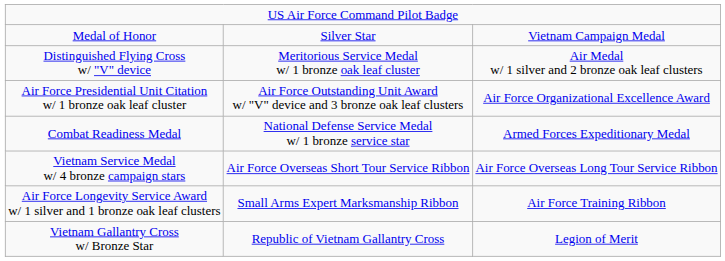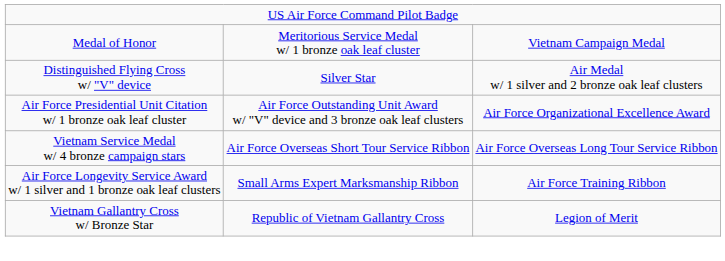(348, 35) Silver Star -> (348, 42) Meritorious Service Medal w/ 1 bronze oak leaf cluster
(348, 63) Meritorious Service Medal w/ 1 bronze oak leaf cluster -> (348, 77) Silver Star
- row: (114, 133)
